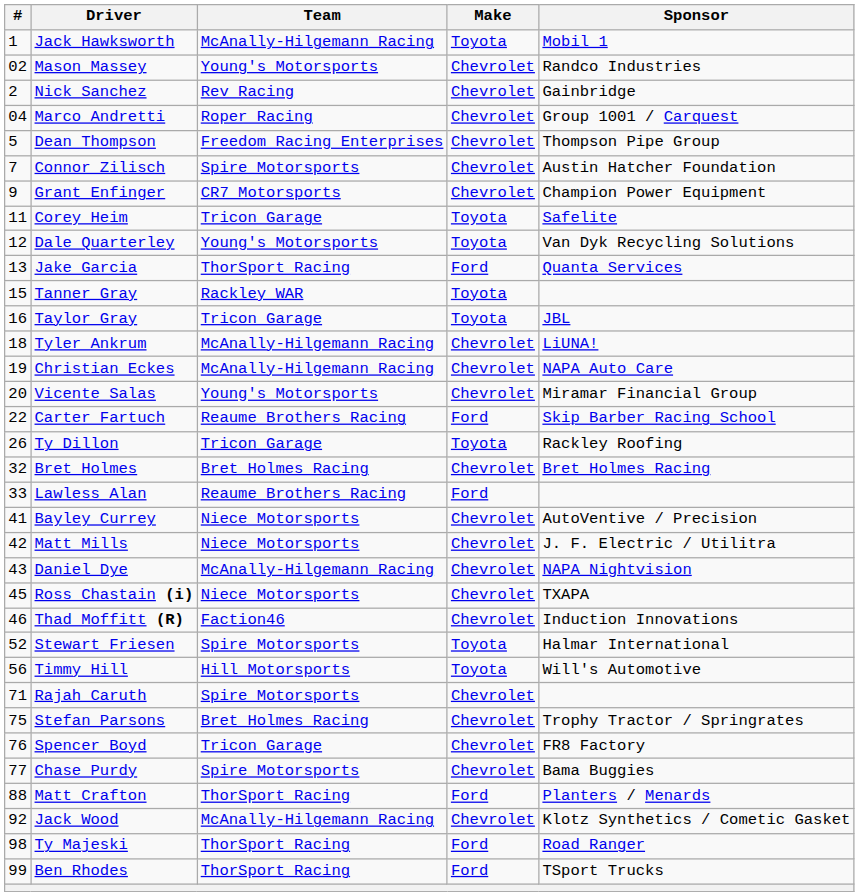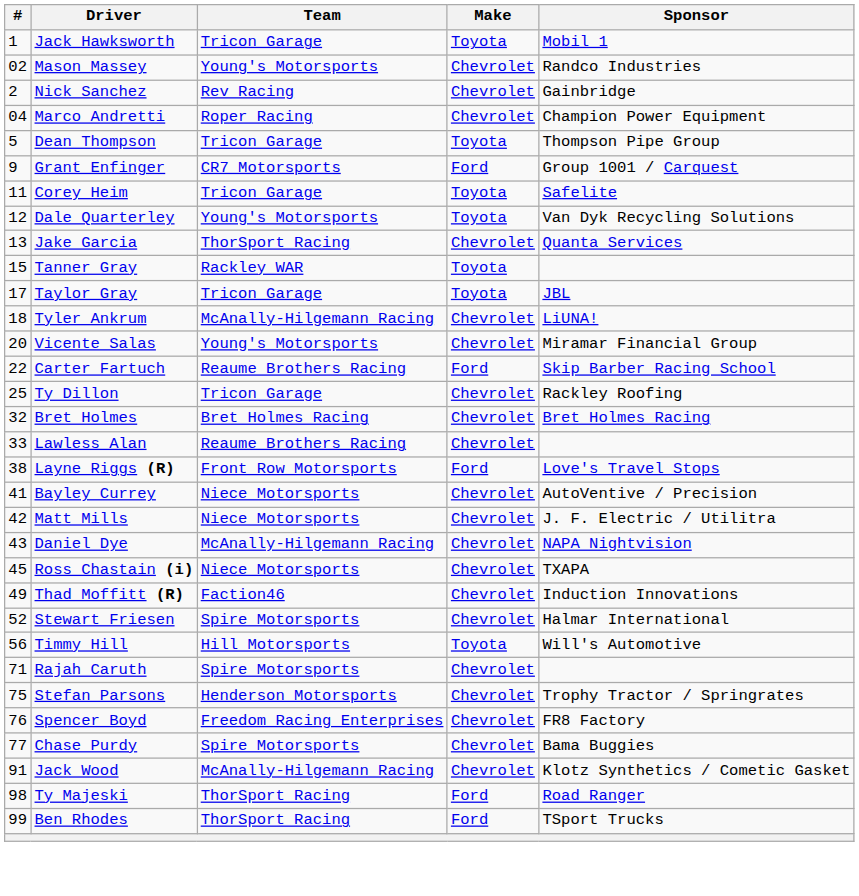(317, 43) McAnally-Hilgemann Racing -> (261, 43) Tricon Garage
(640, 118) Group 1001 / Carquest -> (654, 118) Champion Power Equipment
(322, 143) Freedom Racing Enterprises -> (261, 143) Tricon Garage
(493, 143) Chevrolet -> (479, 143) Toyota
- row: (100, 168)
(493, 193) Chevrolet -> (470, 168) Ford
(654, 193) Champion Power Equipment -> (640, 168) Group 1001 / Carquest
(470, 269) Ford -> (493, 244) Chevrolet
(18, 319) 16 -> (18, 294) 17
- row: (105, 369)
(18, 445) 26 -> (18, 394) 25
(479, 445) Toyota -> (493, 394) Chevrolet
(470, 495) Ford -> (493, 445) Chevrolet
+ row: (105, 470)
(18, 620) 46 -> (18, 595) 49
(479, 646) Toyota -> (493, 620) Chevrolet
(285, 721) Bret Holmes Racing -> (299, 696) Henderson Motorsports
(261, 746) Tricon Garage -> (322, 721) Freedom Racing Enterprises
- row: (91, 796)
(18, 821) 92 -> (18, 771) 91
